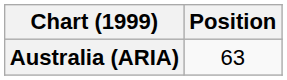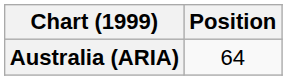(233, 57) 63 -> (233, 57) 64
